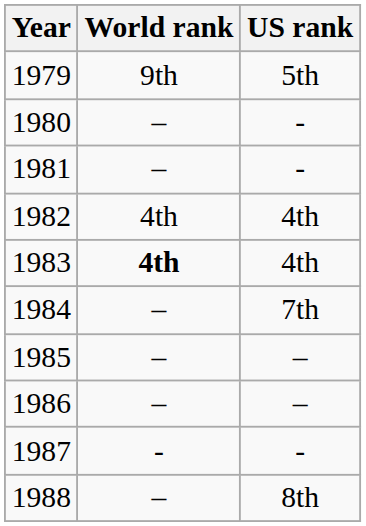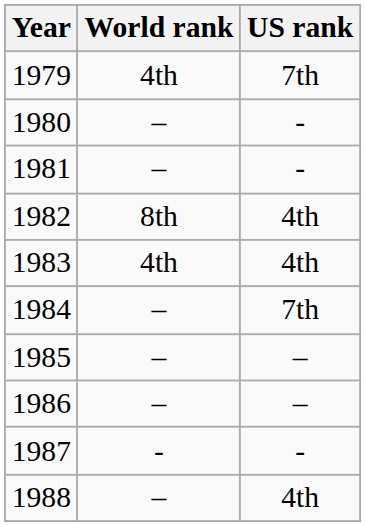(159, 74) 9th -> (159, 74) 4th
(300, 74) 5th -> (300, 74) 7th
(159, 215) 4th -> (159, 215) 8th
(159, 262) bold -> (159, 262) normal
(300, 497) 8th -> (300, 497) 4th
